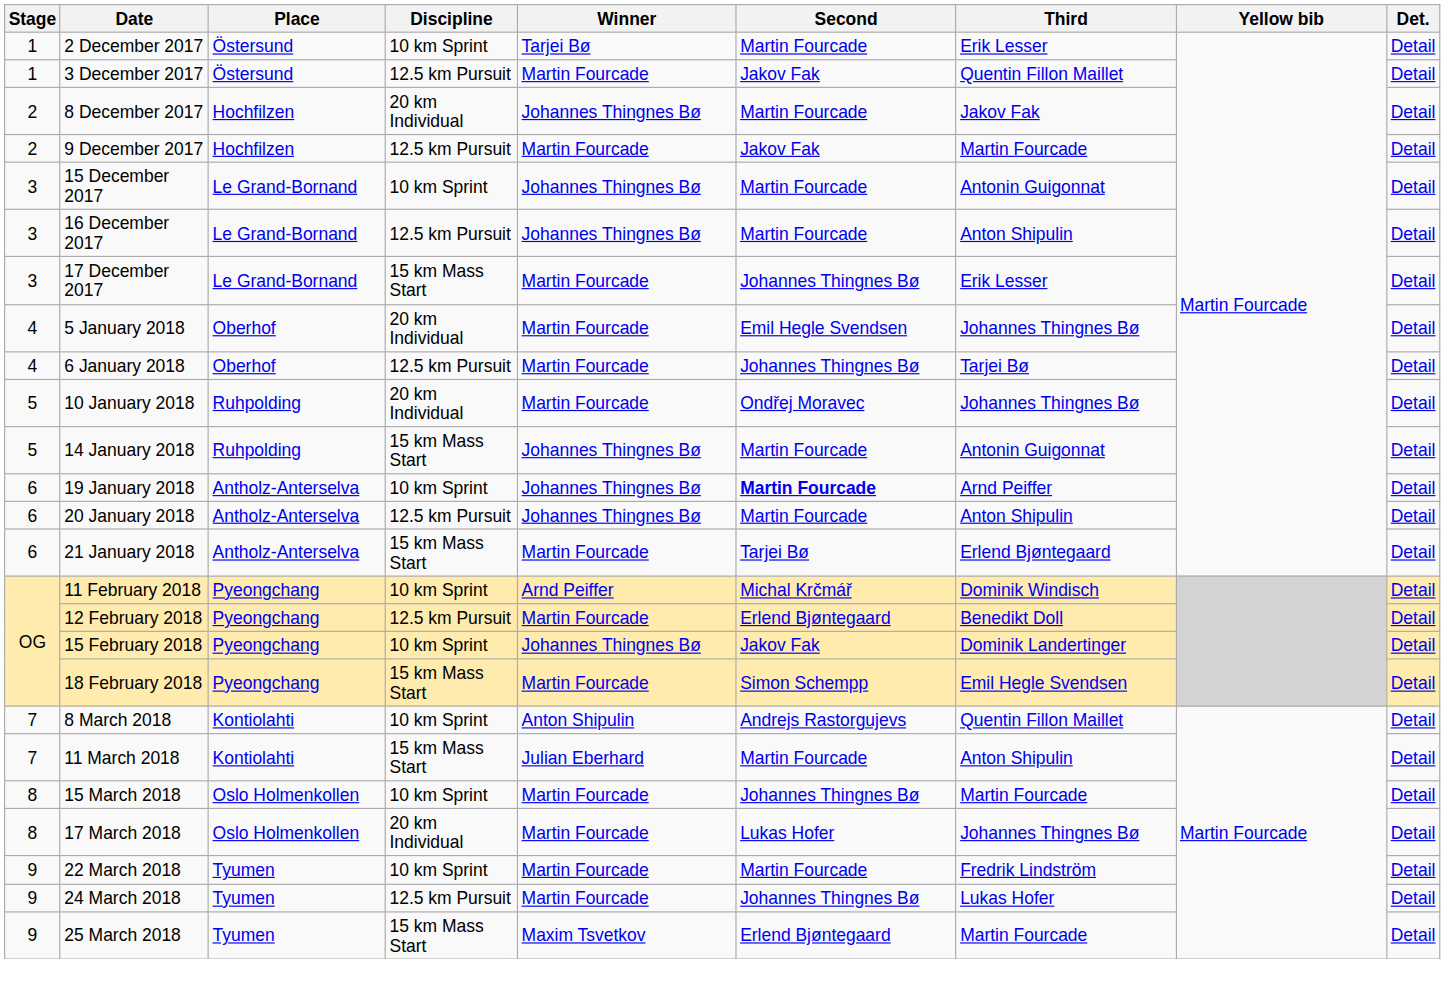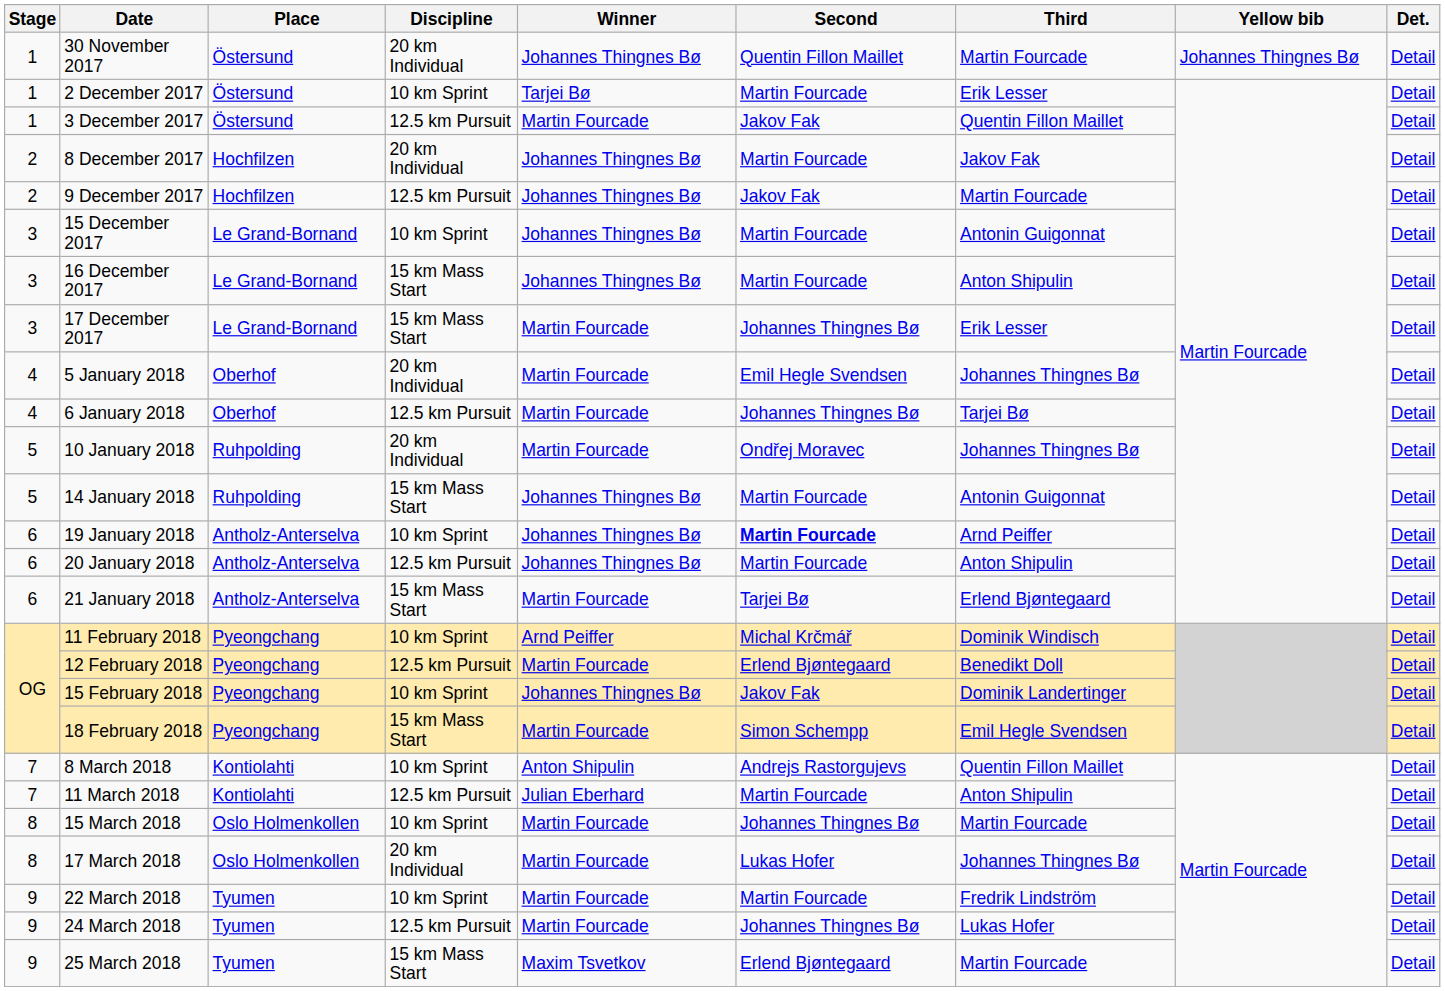+ row: (117, 56)
(585, 149) Martin Fourcade -> (611, 196) Johannes Thingnes Bø
(450, 234) 12.5 km Pursuit -> (437, 281) 15 km Mass Start
(437, 758) 15 km Mass Start -> (450, 795) 12.5 km Pursuit
